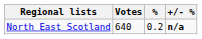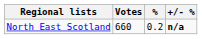(123, 27) 640 -> (123, 27) 660
